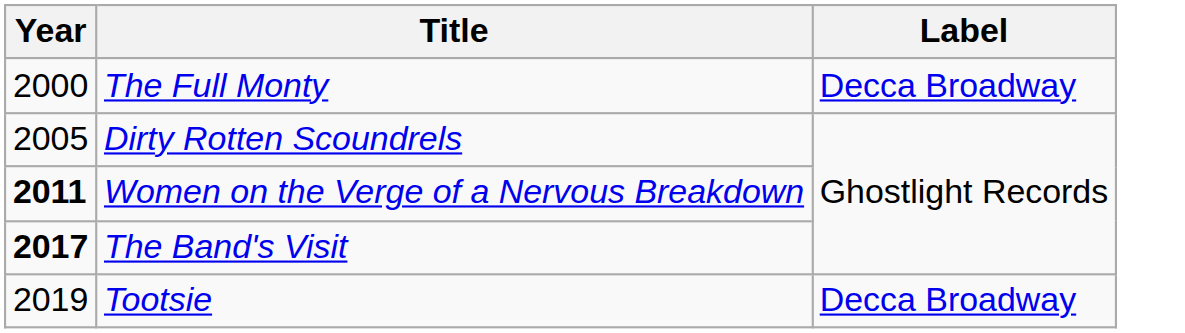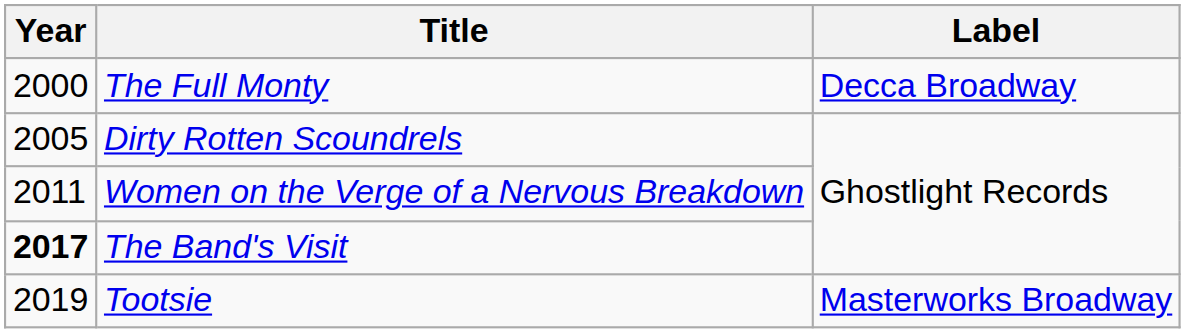(50, 192) bold -> (49, 192) normal
(948, 300) Decca Broadway -> (996, 300) Masterworks Broadway
